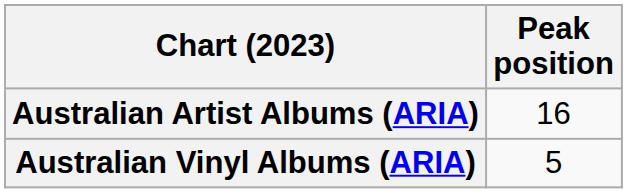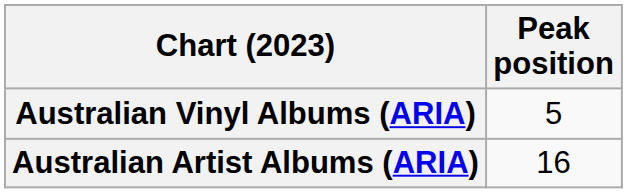rows swapped: (246, 113) <-> (245, 162)
